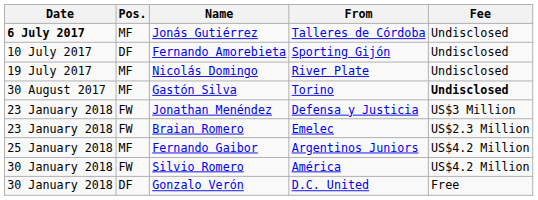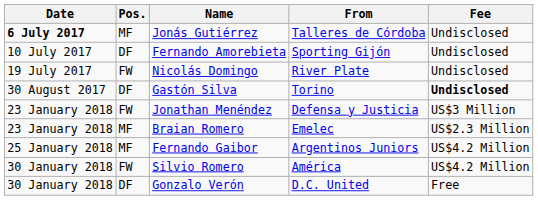(126, 71) MF -> (126, 71) FW
(126, 90) MF -> (126, 90) DF
(126, 128) FW -> (126, 128) MF
